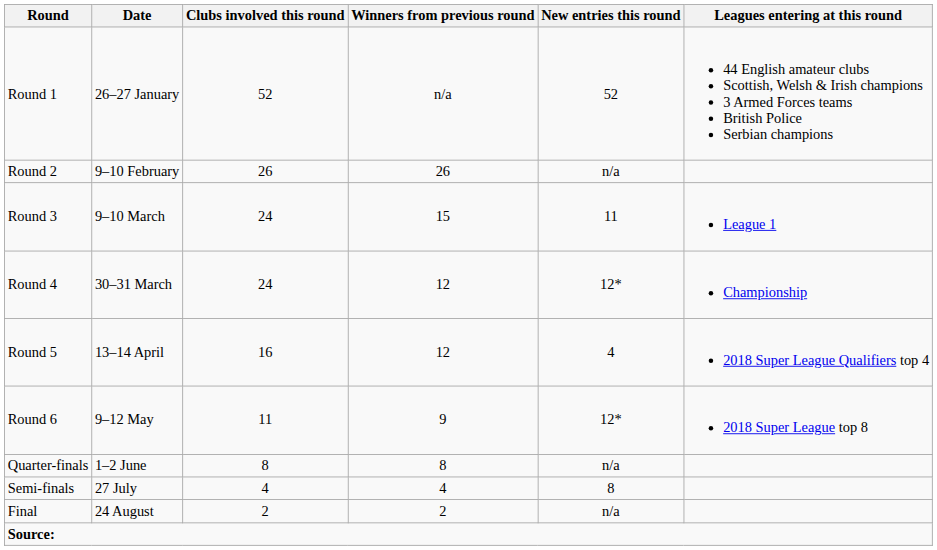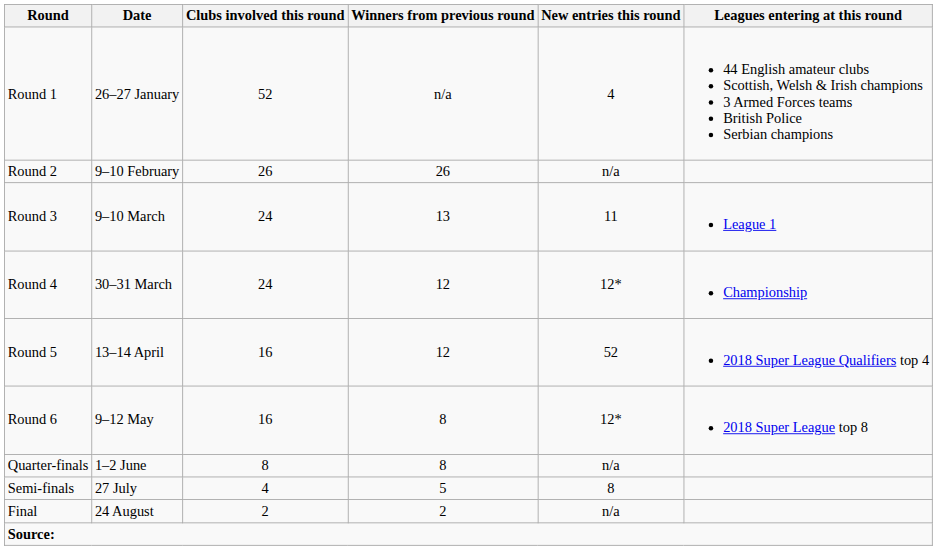(611, 93) 52 -> (611, 93) 4
(443, 216) 15 -> (443, 216) 13
(611, 352) 4 -> (611, 352) 52
(265, 420) 11 -> (265, 420) 16
(443, 420) 9 -> (443, 420) 8
(443, 488) 4 -> (443, 488) 5
